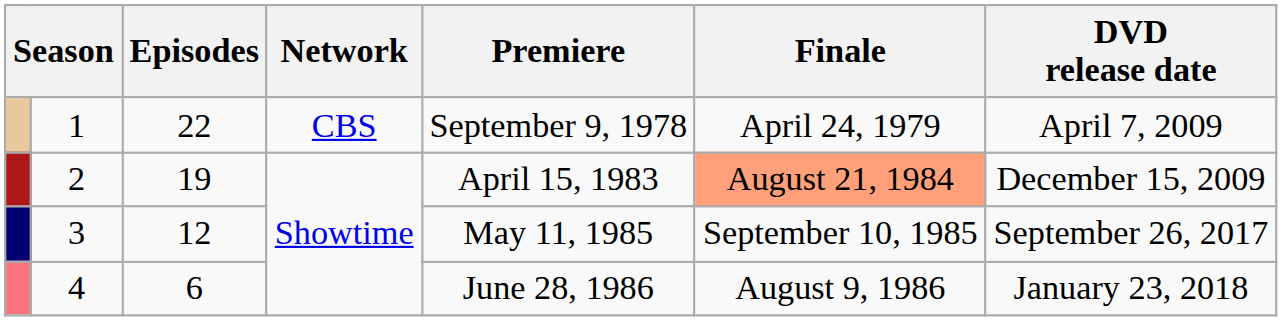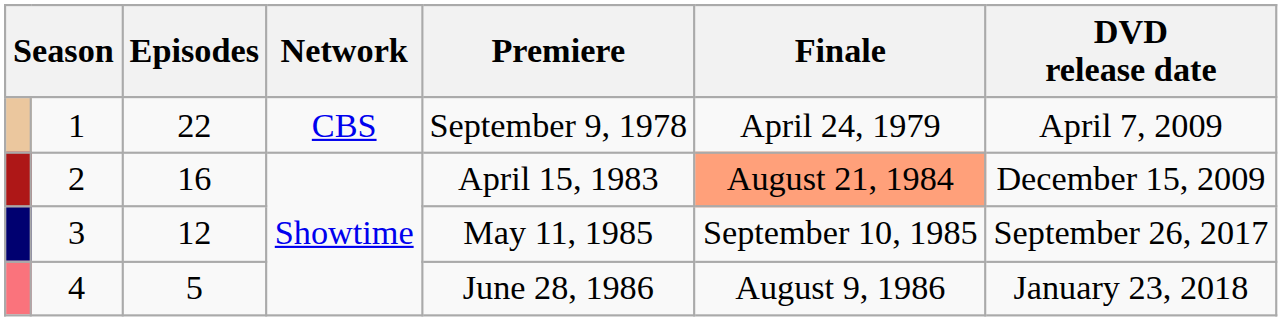(194, 178) 19 -> (194, 178) 16
(194, 287) 6 -> (194, 287) 5
